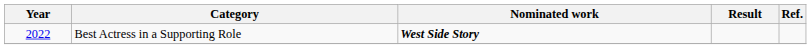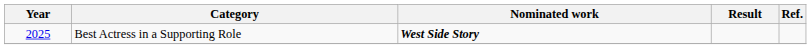(38, 33) 2022 -> (38, 33) 2025
